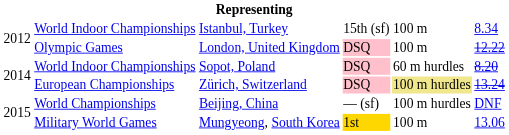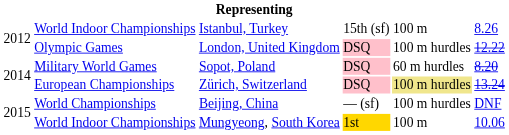(486, 28) 8.34 -> (486, 28) 8.26
(410, 47) 100 m -> (432, 47) 100 m hurdles
(115, 66) World Indoor Championships -> (95, 66) Military World Games
(95, 122) Military World Games -> (115, 122) World Indoor Championships
(490, 122) 13.06 -> (490, 122) 10.06
